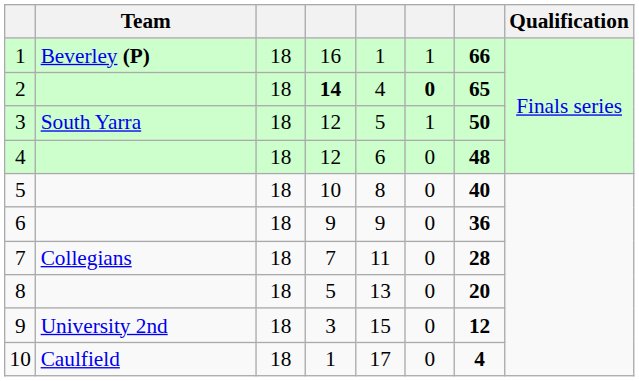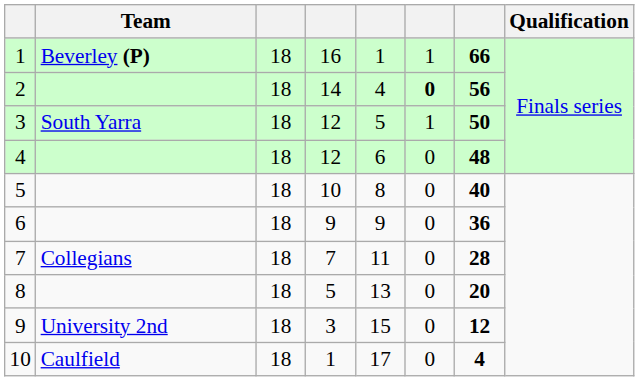(330, 88) bold -> (330, 88) normal
(480, 88) 65 -> (480, 88) 56
